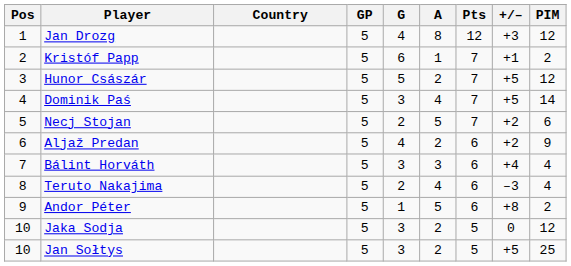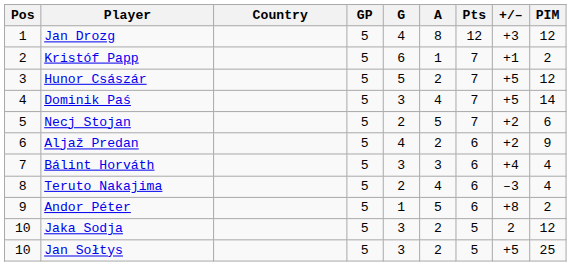(511, 229) 0 -> (511, 229) 2
